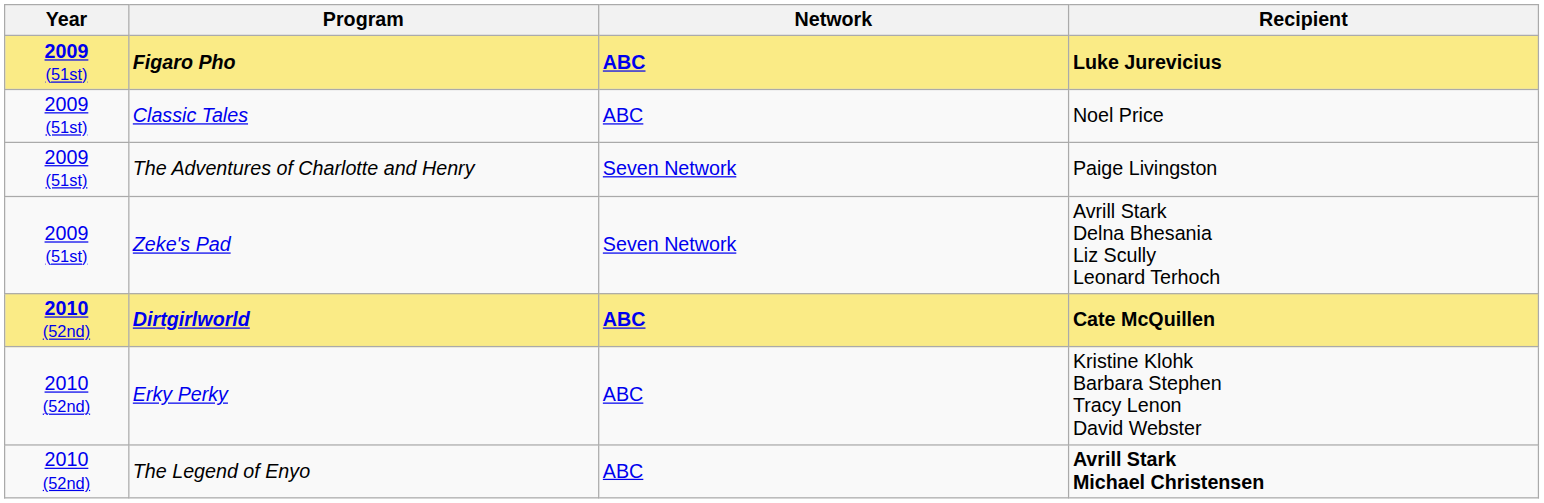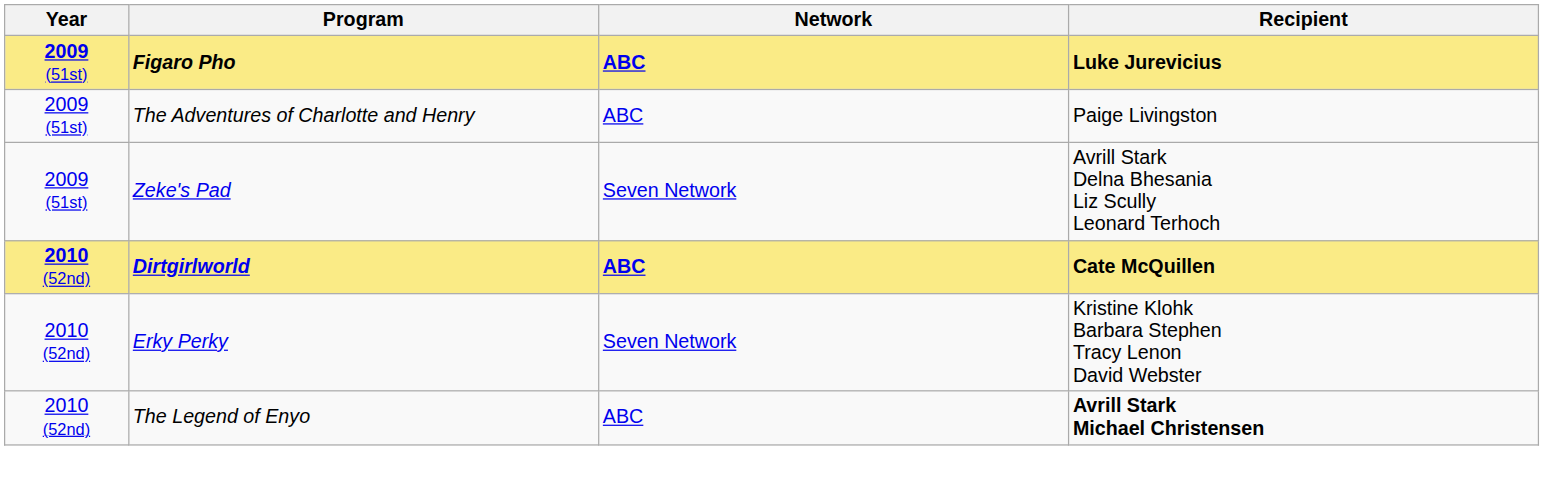- row: (190, 115)
(670, 169) Seven Network -> (623, 115) ABC
(623, 395) ABC -> (670, 342) Seven Network
